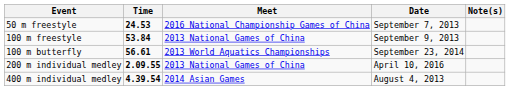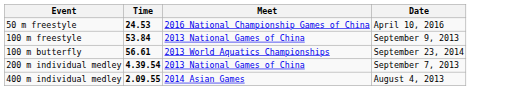- column: (486, 11)
(416, 25) September 7, 2013 -> (409, 25) April 10, 2016
(143, 65) 2.09.55 -> (143, 65) 4.39.54
(409, 65) April 10, 2016 -> (416, 65) September 7, 2013
(143, 79) 4.39.54 -> (143, 79) 2.09.55
